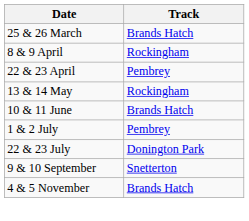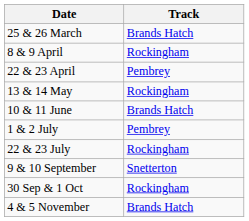(165, 149) Donington Park -> (158, 149) Rockingham
+ row: (45, 187)
